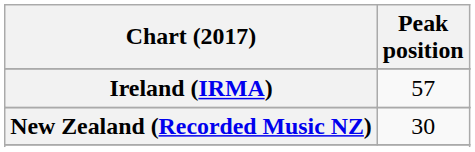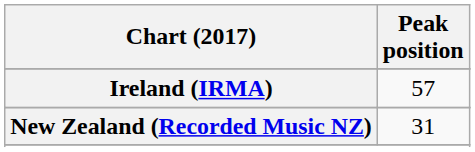(423, 125) 30 -> (423, 125) 31
